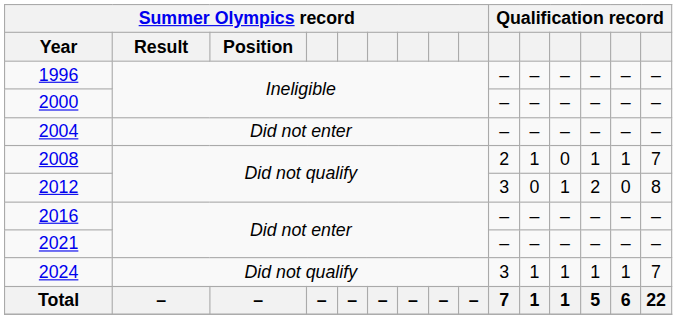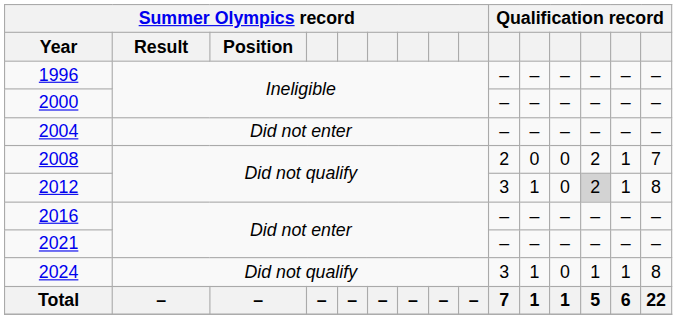(535, 159) 1 -> (535, 159) 0
(595, 159) 1 -> (595, 159) 2
(535, 187) 0 -> (535, 187) 1
(565, 187) 1 -> (565, 187) 0
(595, 187) no background -> (595, 187) lightgrey background
(626, 187) 0 -> (626, 187) 1
(565, 272) 1 -> (565, 272) 0
(656, 272) 7 -> (656, 272) 8
